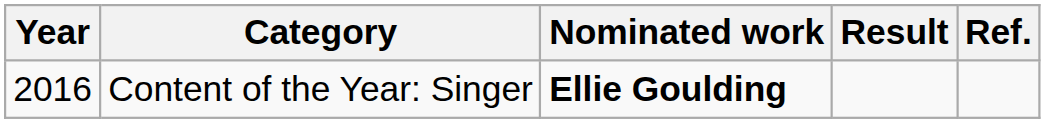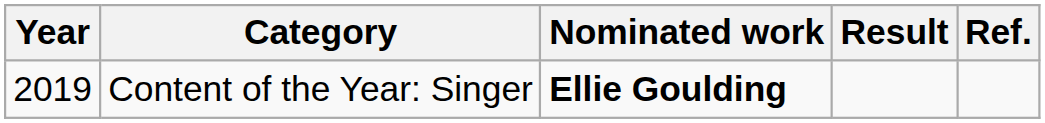(53, 88) 2016 -> (53, 88) 2019
